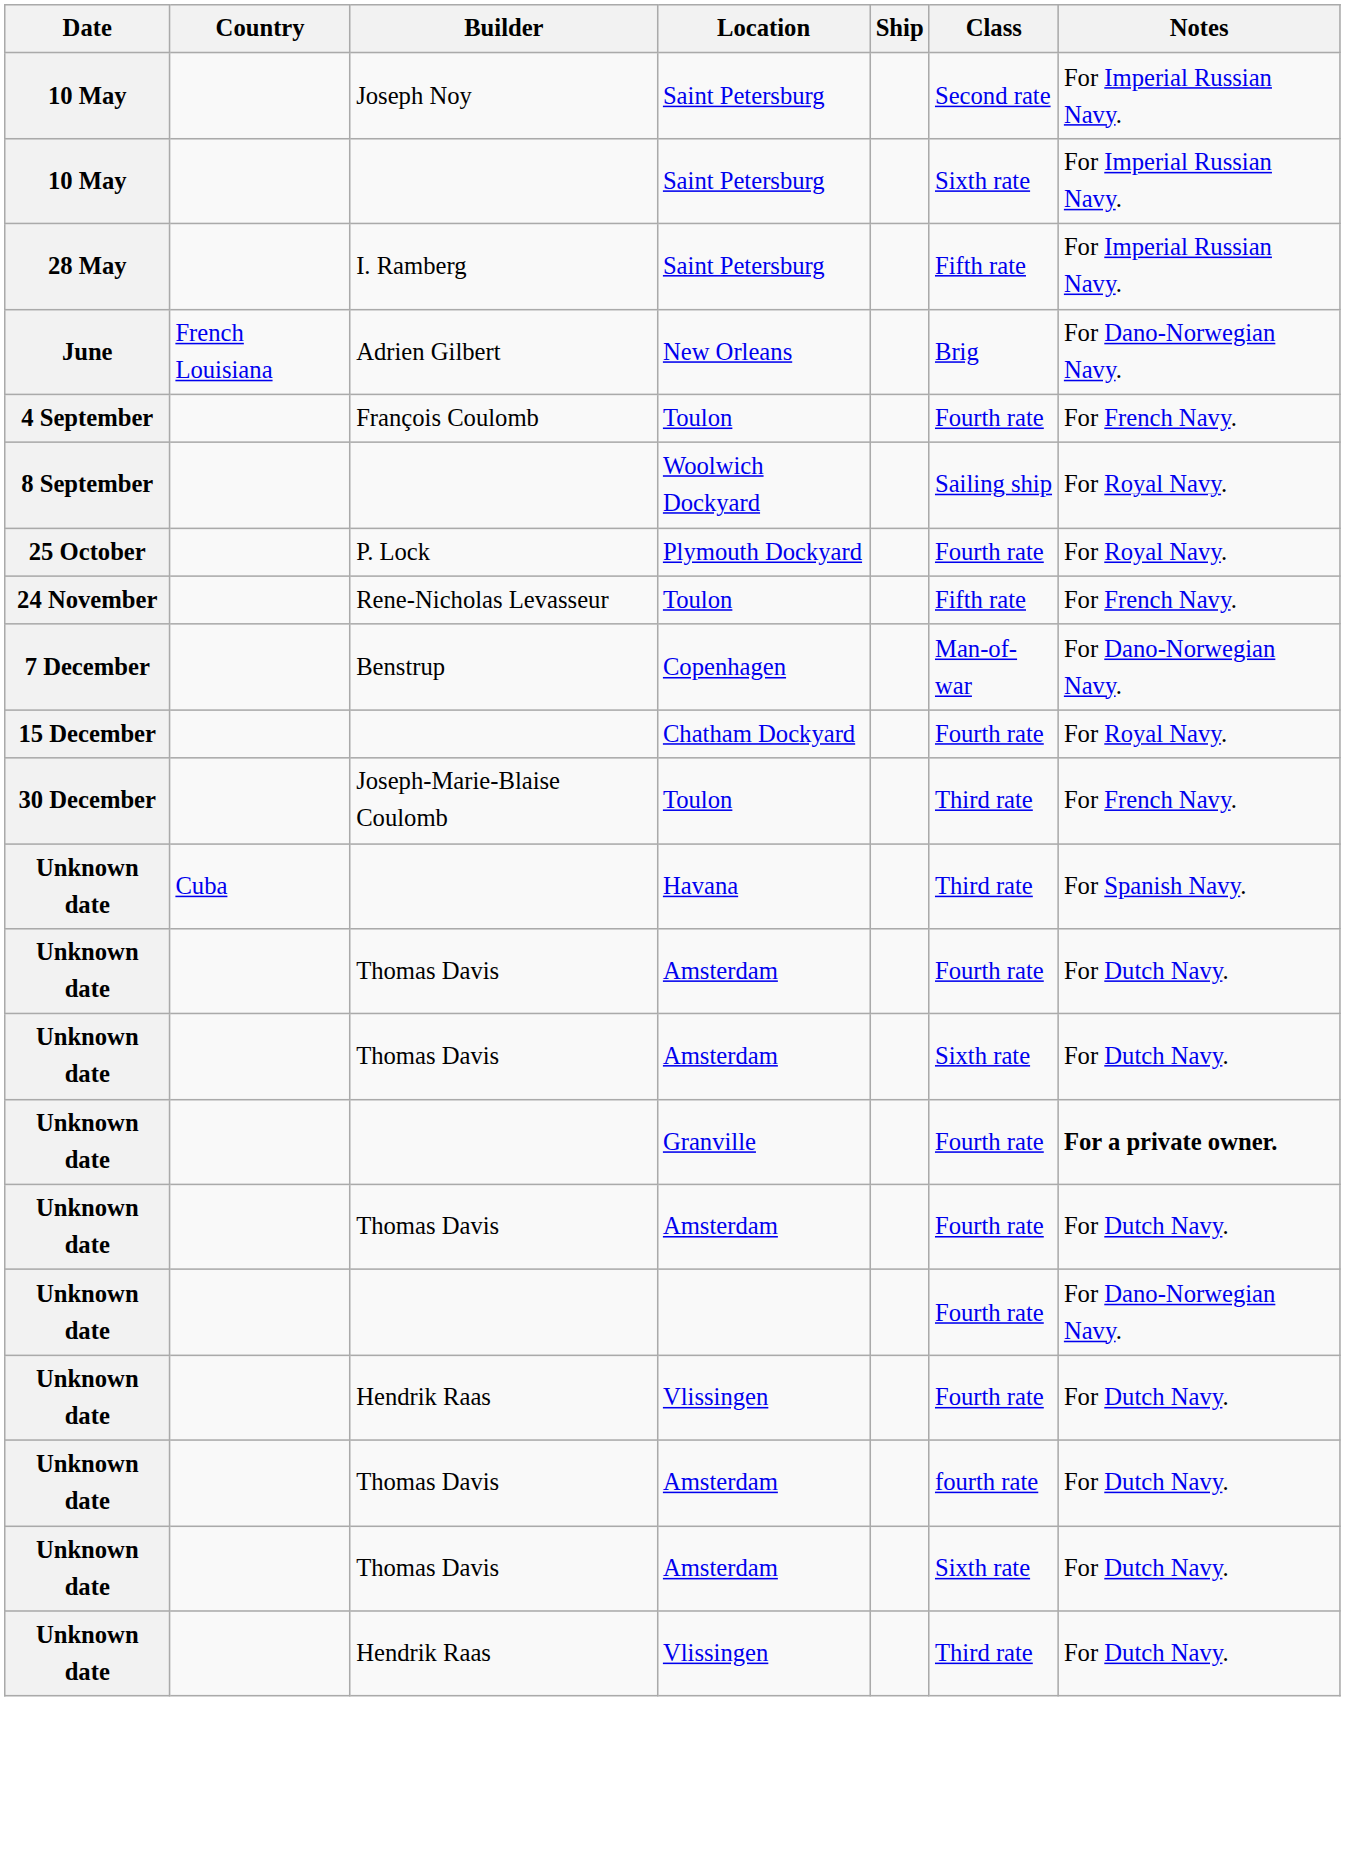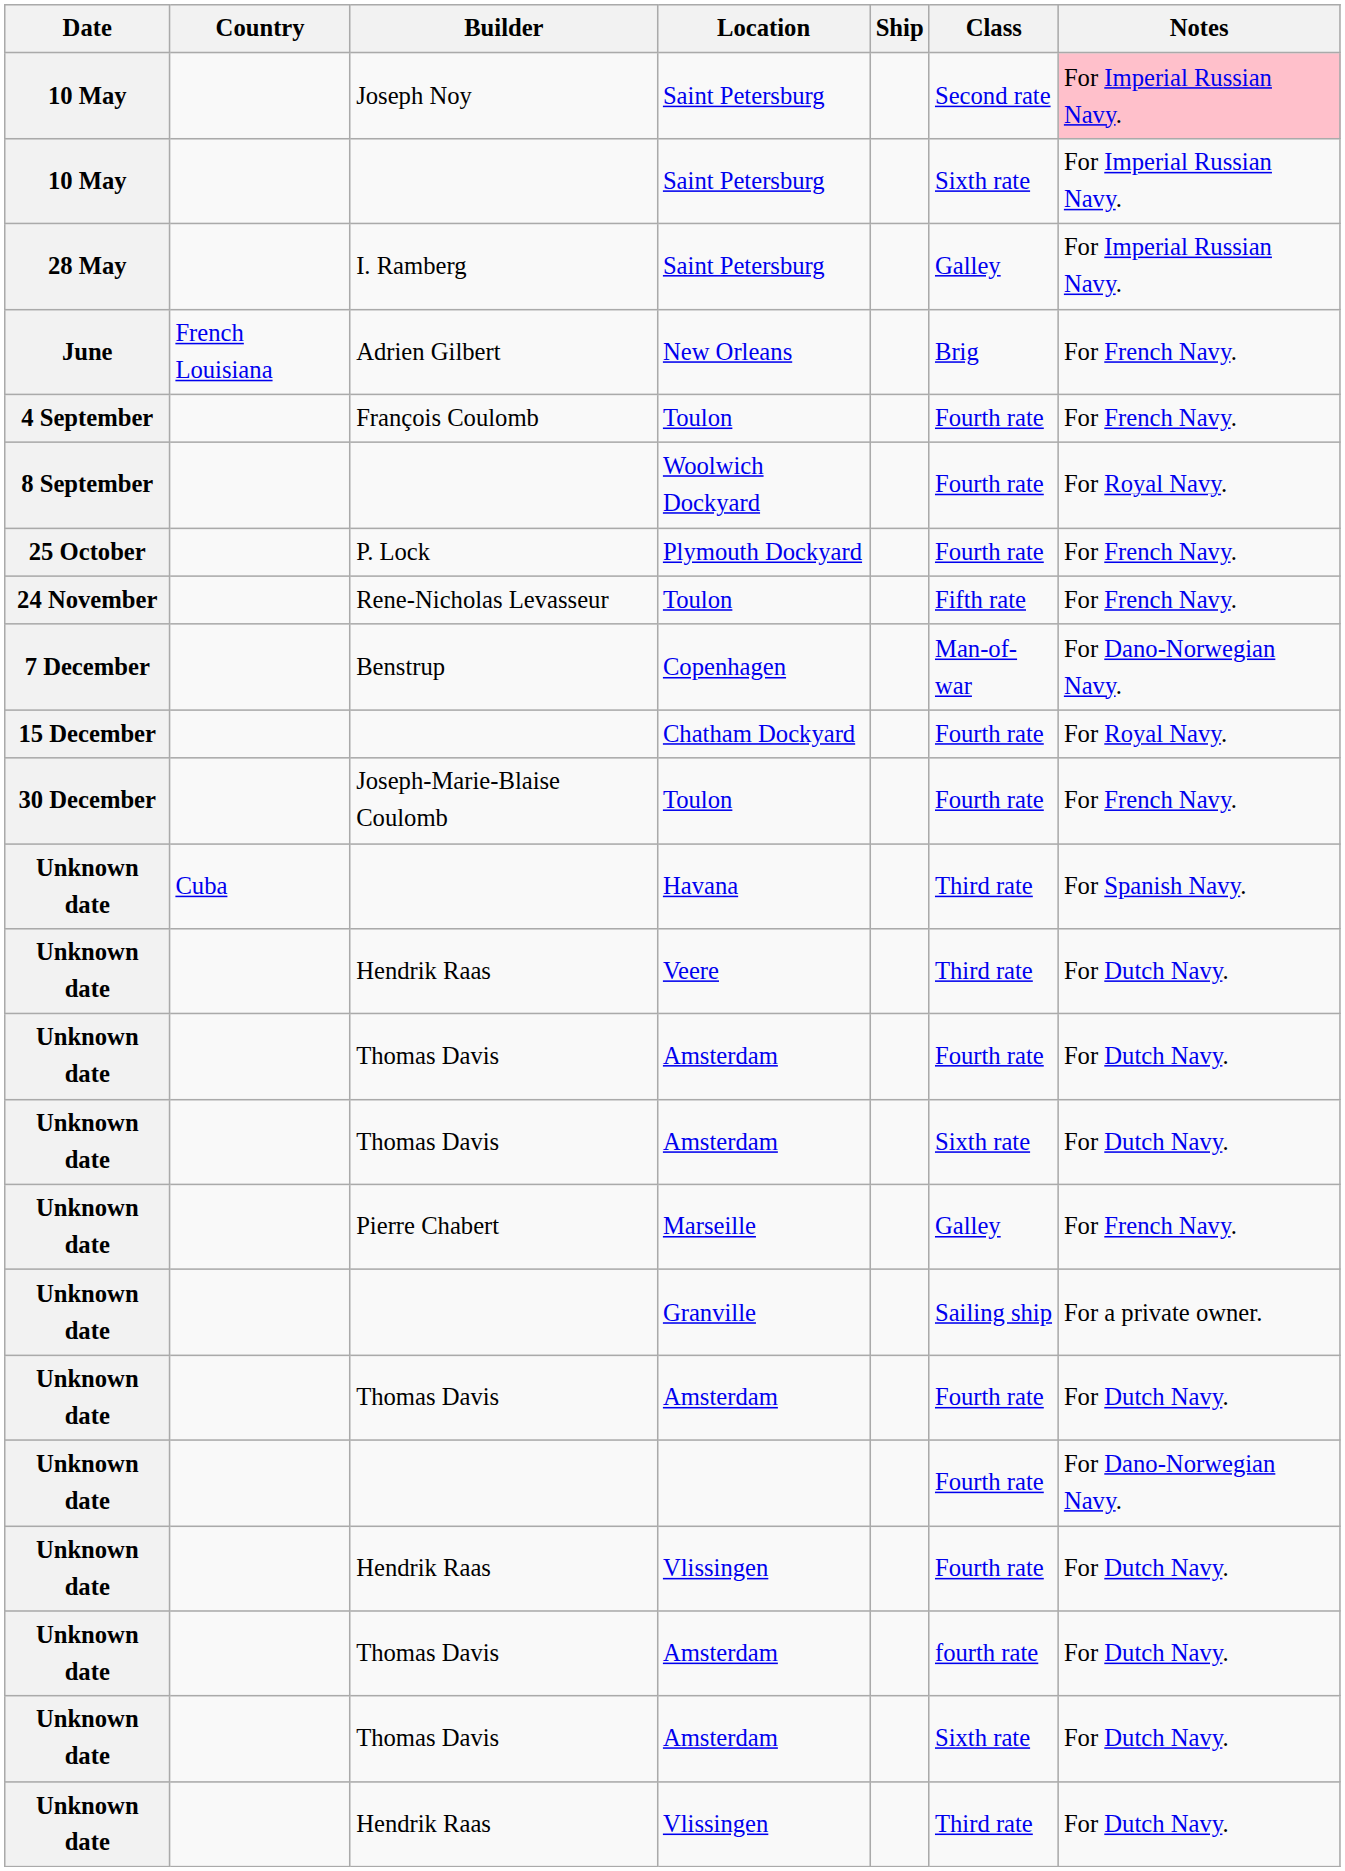(1168, 95) no background -> (1168, 95) pink background
(980, 266) Fifth rate -> (968, 266) Galley
(1170, 351) For Dano-Norwegian Navy. -> (1150, 351) For French Navy.
(994, 484) Sailing ship -> (989, 484) Fourth rate
(1146, 551) For Royal Navy. -> (1150, 551) For French Navy.
(984, 800) Third rate -> (989, 800) Fourth rate
+ row: (424, 970)
+ row: (428, 1226)
(989, 1141) Fourth rate -> (994, 1312) Sailing ship
(1171, 1141) bold -> (1163, 1312) normal
